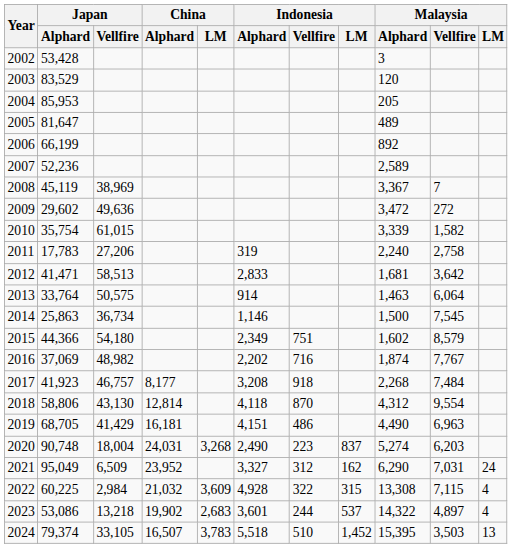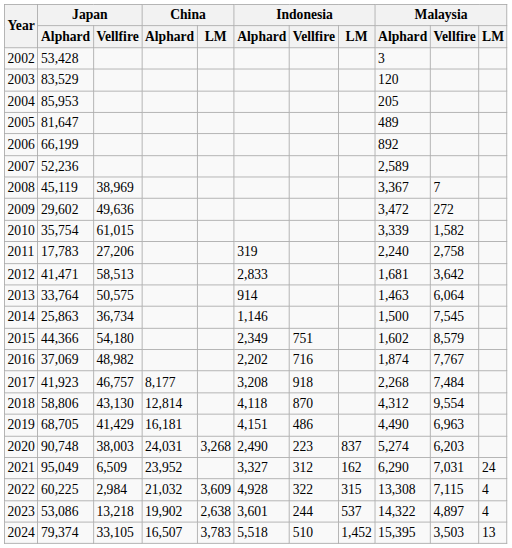(115, 446) 18,004 -> (115, 446) 38,003
(216, 511) 2,683 -> (216, 511) 2,638
